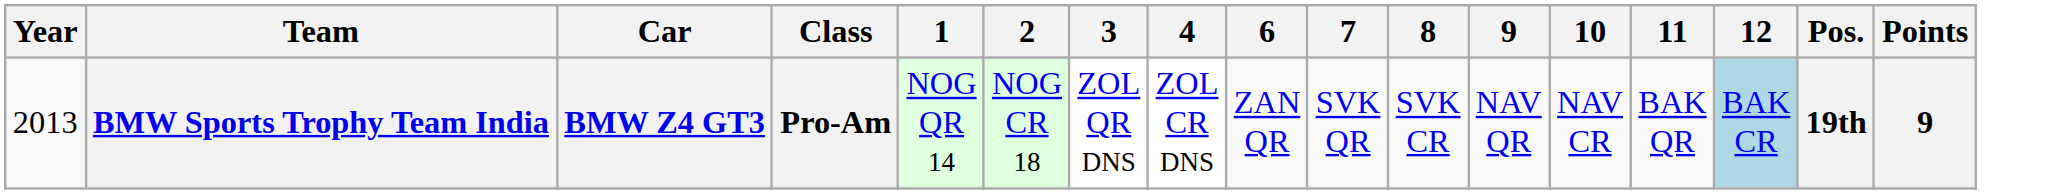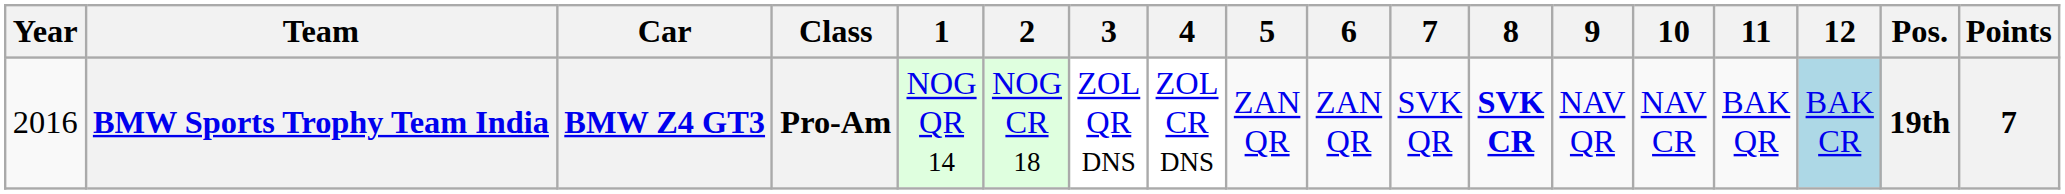+ column: (1267, 30)
(45, 122) 2013 -> (45, 122) 2016
(1428, 122) normal -> (1511, 122) bold
(1925, 122) 9 -> (2009, 122) 7
